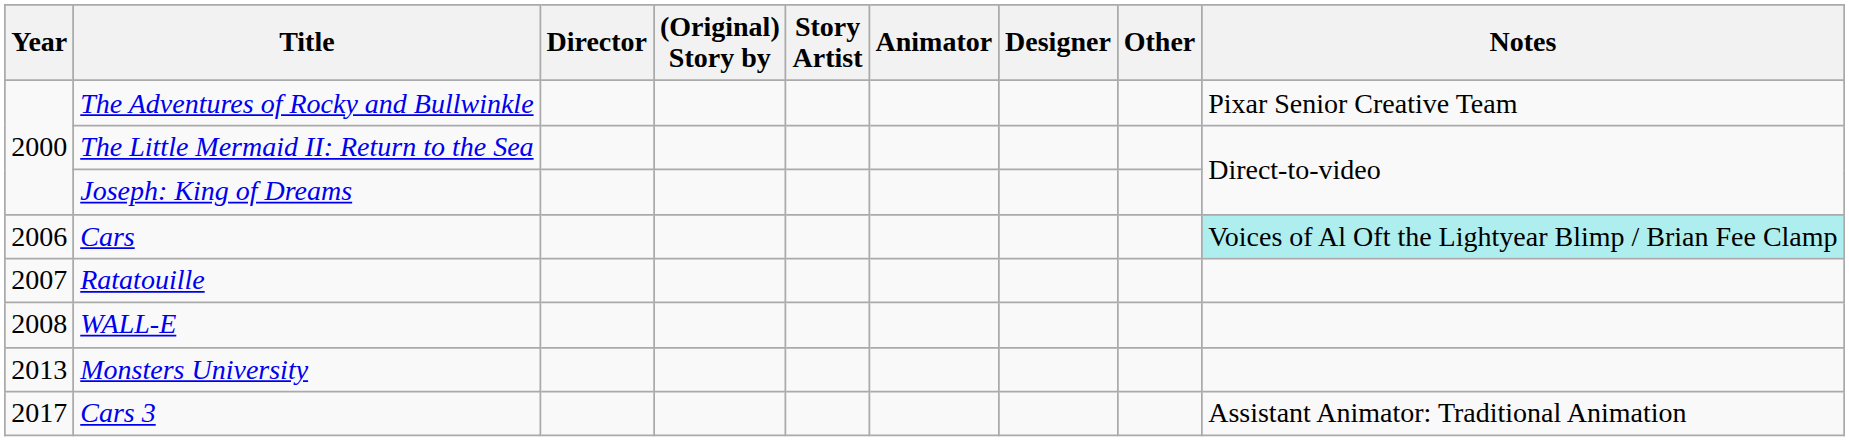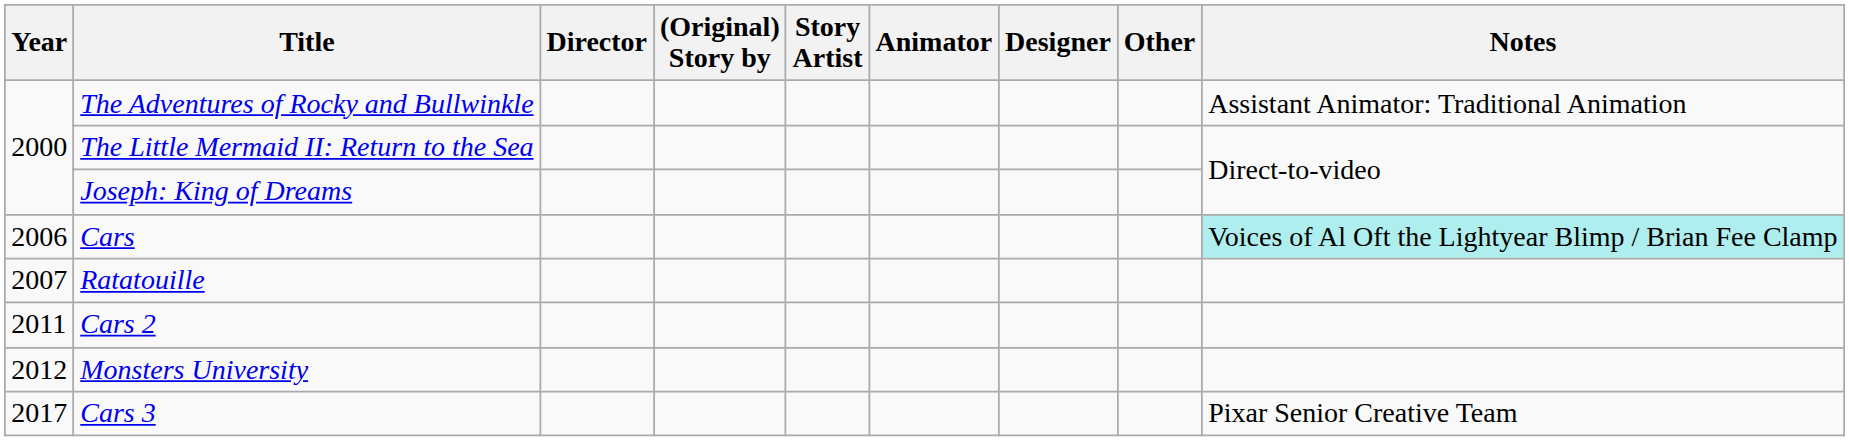(1363, 102) Pixar Senior Creative Team -> (1447, 102) Assistant Animator: Traditional Animation
- row: (128, 324)
+ row: (118, 324)
(39, 369) 2013 -> (39, 369) 2012
(1447, 413) Assistant Animator: Traditional Animation -> (1363, 413) Pixar Senior Creative Team
